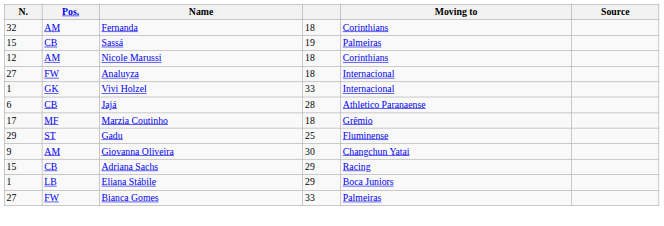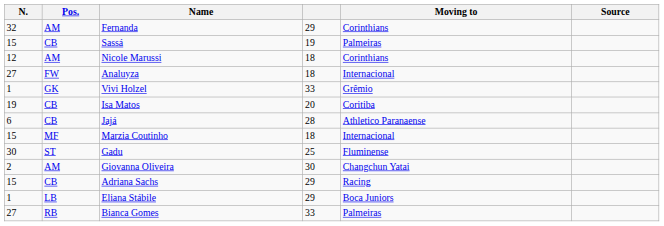(310, 27) 18 -> (310, 27) 29
(369, 89) Internacional -> (358, 89) Grêmio
+ row: (121, 105)
(11, 120) 17 -> (11, 136) 15
(358, 120) Grêmio -> (369, 136) Internacional
(11, 136) 29 -> (11, 151) 30
(9, 151) 9 -> (9, 167) 2
(52, 197) FW -> (51, 213) RB
